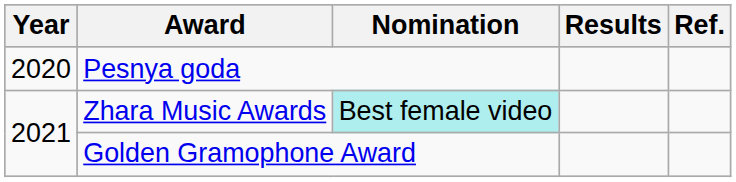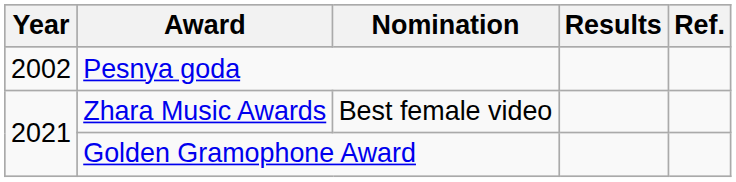(41, 68) 2020 -> (41, 68) 2002
(445, 111) paleturquoise background -> (445, 111) no background
